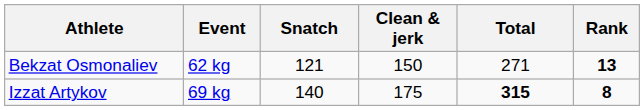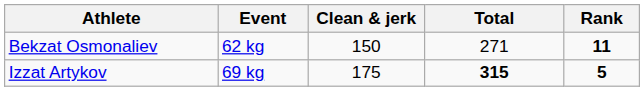- column: (309, 28)
(607, 65) 13 -> (602, 46) 11
(607, 92) 8 -> (602, 73) 5
